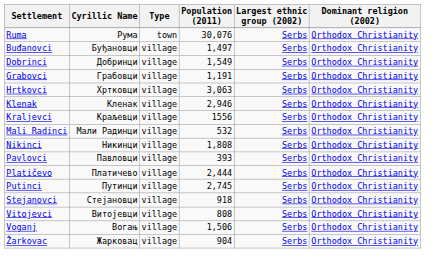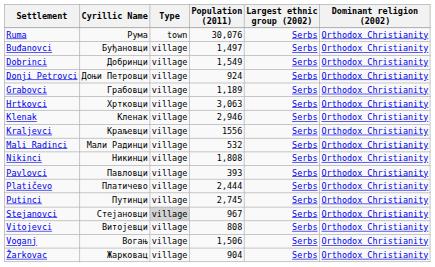+ row: (42, 76)
(219, 76) 1,191 -> (230, 90) 1,189
(159, 200) no background -> (170, 214) lightgrey background
(224, 200) 918 -> (235, 214) 967
